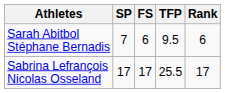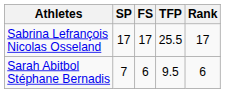rows swapped: (58, 73) <-> (59, 40)
